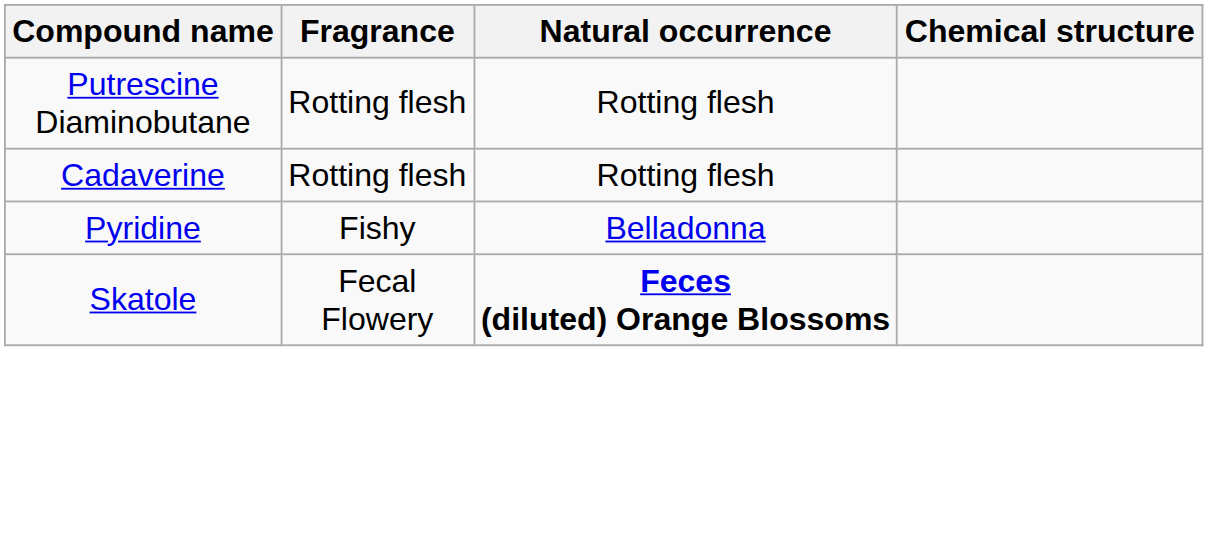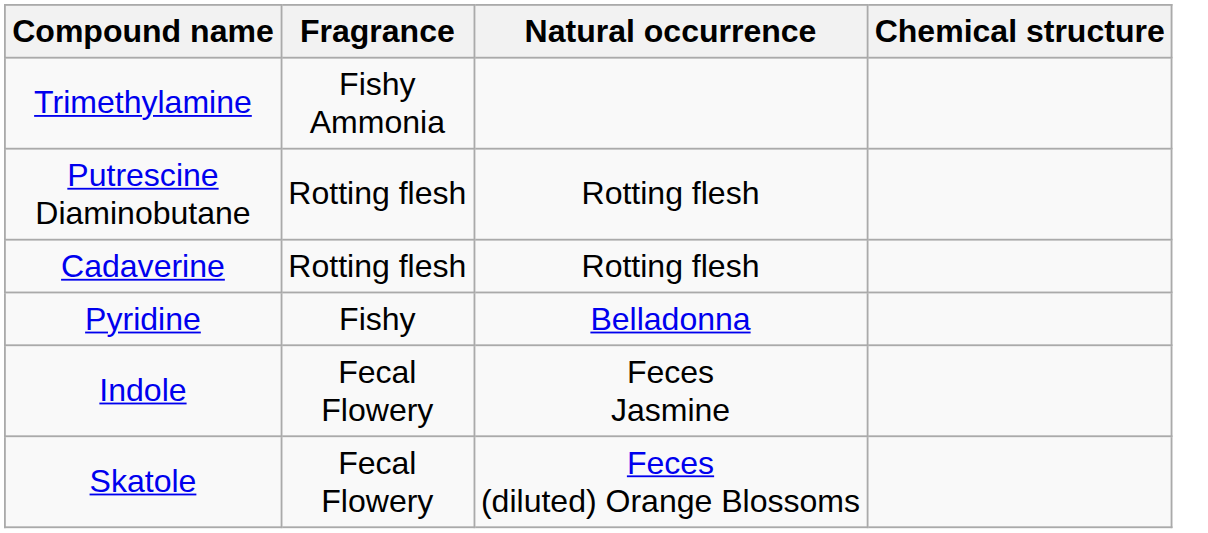+ row: (143, 102)
+ row: (143, 390)
(686, 299) bold -> (671, 481) normal
